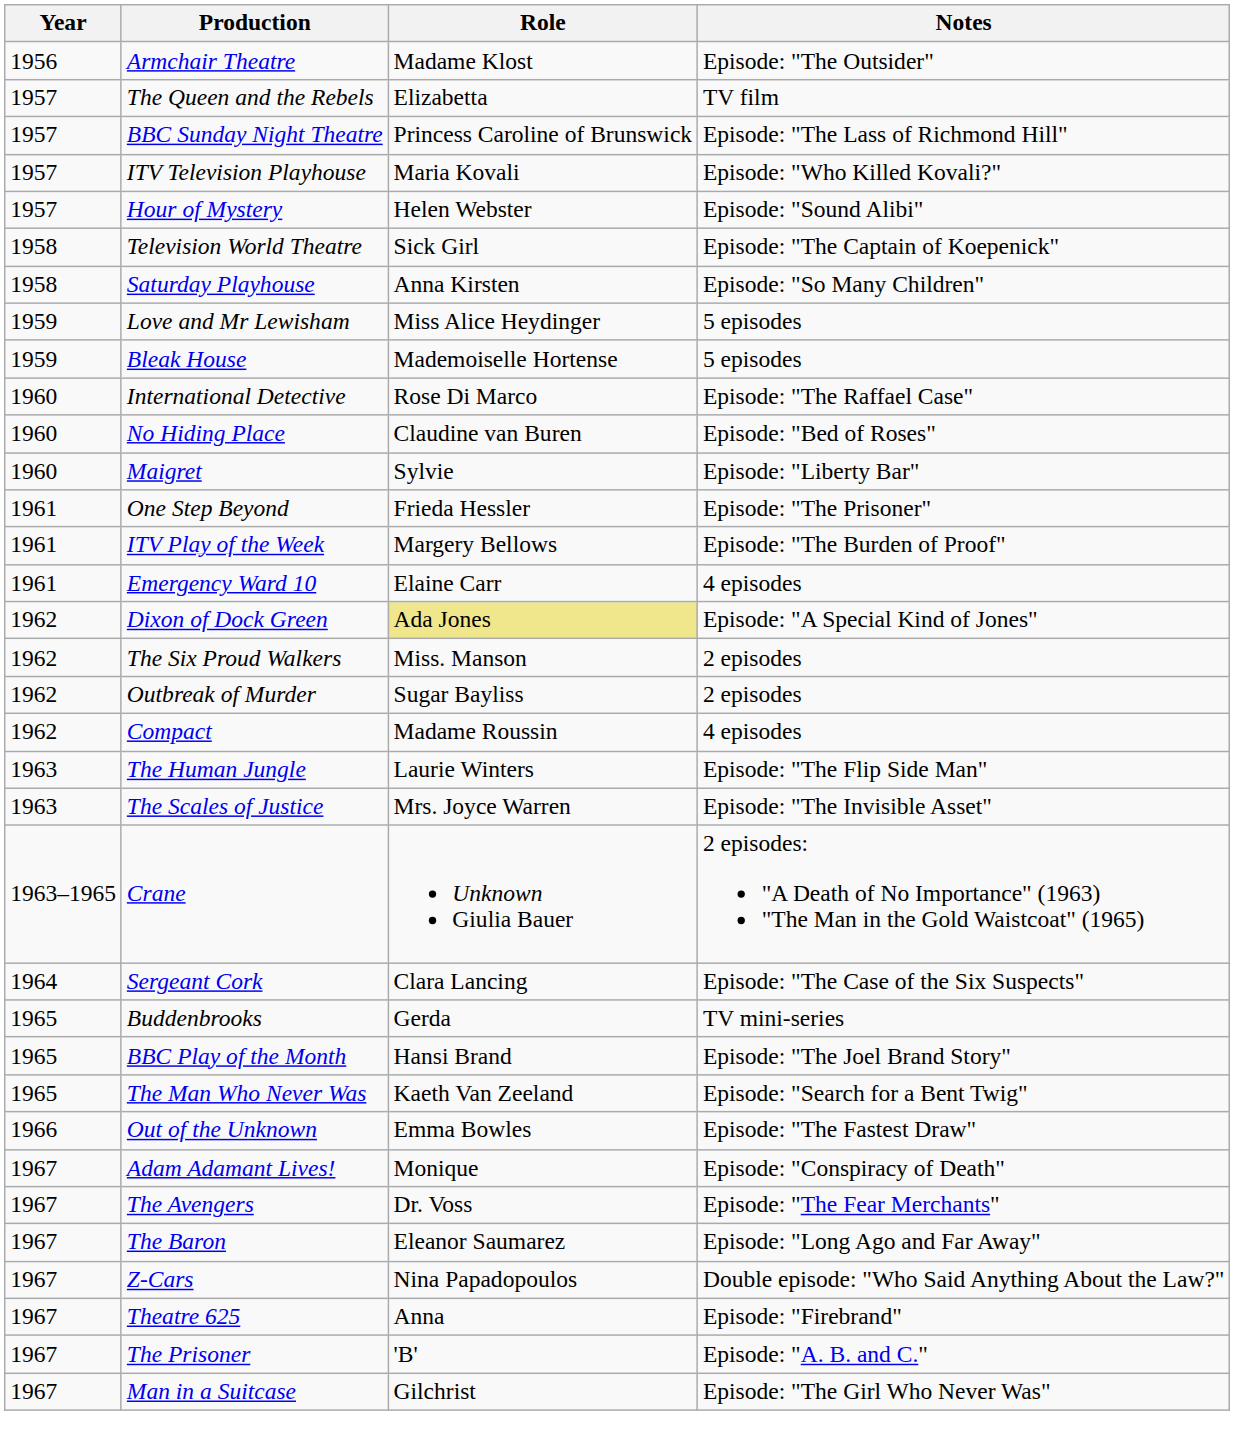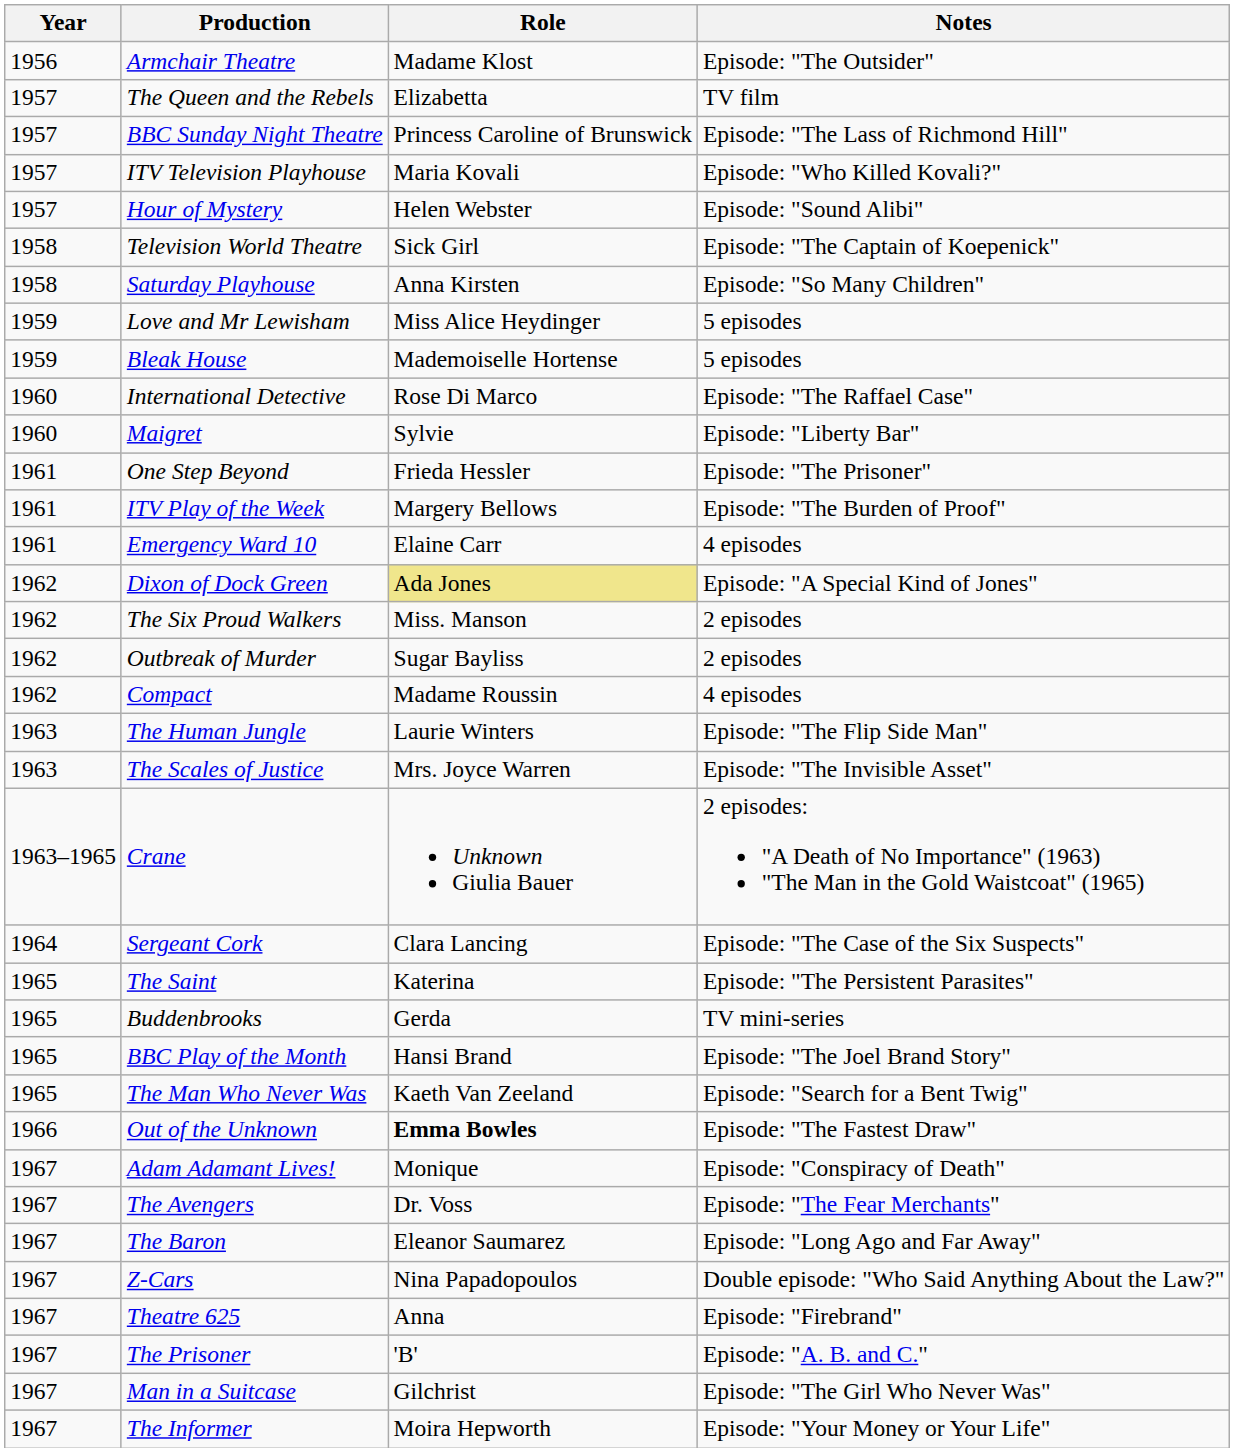- row: (206, 433)
+ row: (172, 981)
(462, 1130) normal -> (465, 1130) bold
+ row: (189, 1428)
